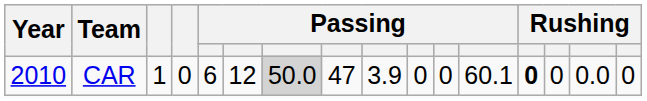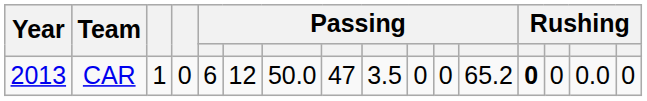(38, 75) 2010 -> (38, 75) 2013
(292, 75) lightgrey background -> (292, 75) no background
(385, 75) 3.9 -> (385, 75) 3.5
(489, 75) 60.1 -> (489, 75) 65.2
